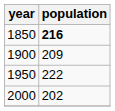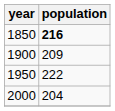(52, 95) 202 -> (52, 95) 204
